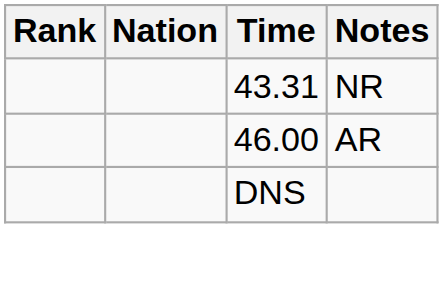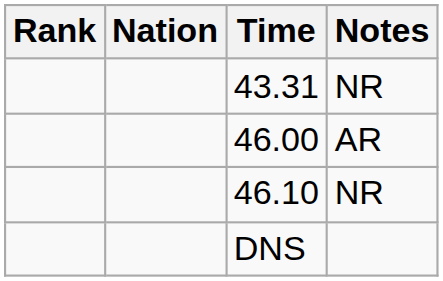+ row: (276, 193)
